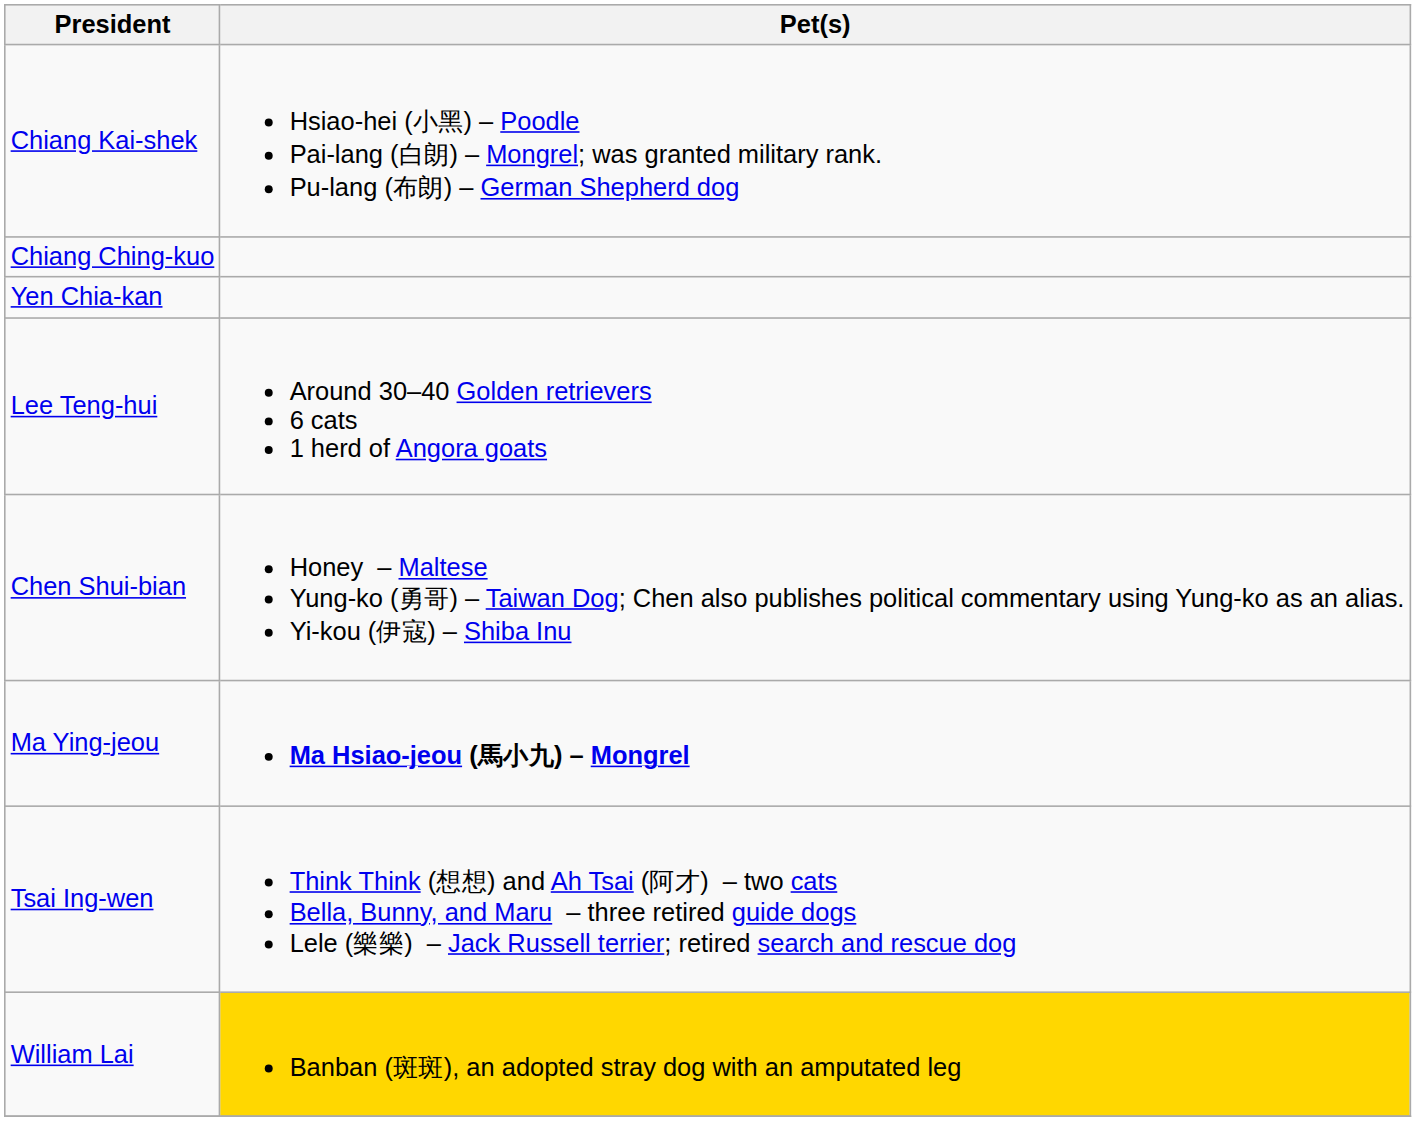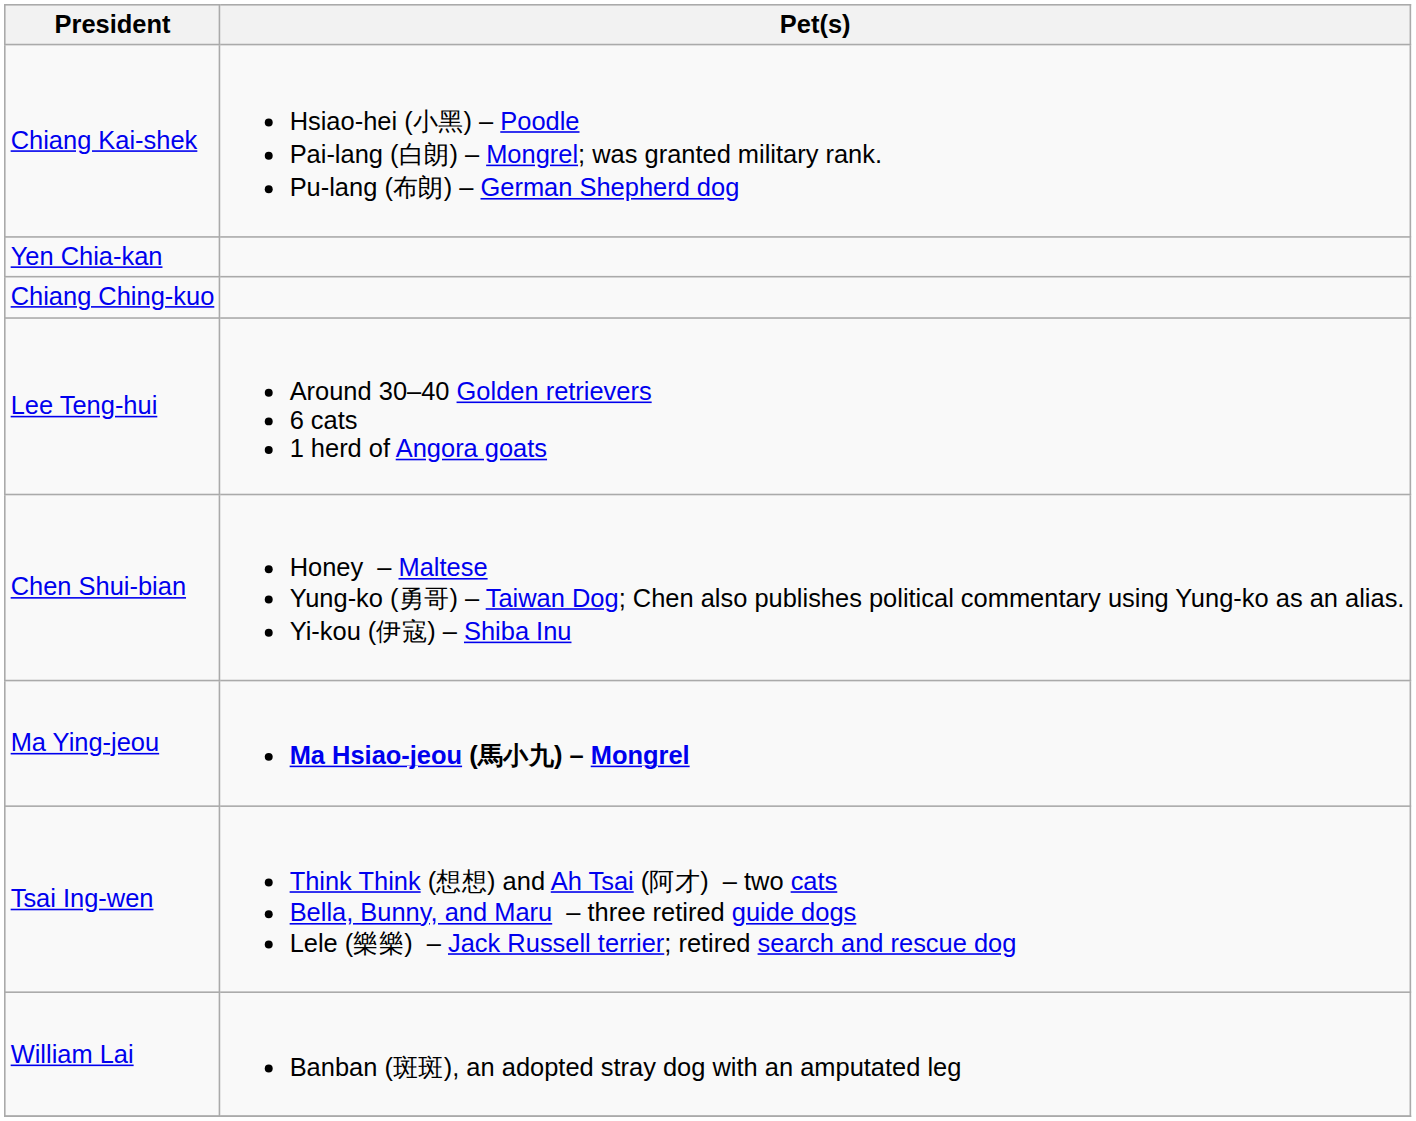rows swapped: (87, 296) <-> (112, 256)
(815, 1069) gold background -> (815, 1069) no background
